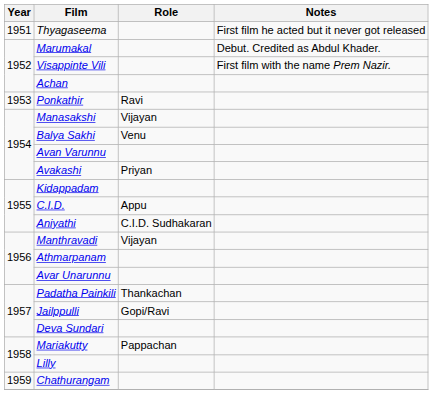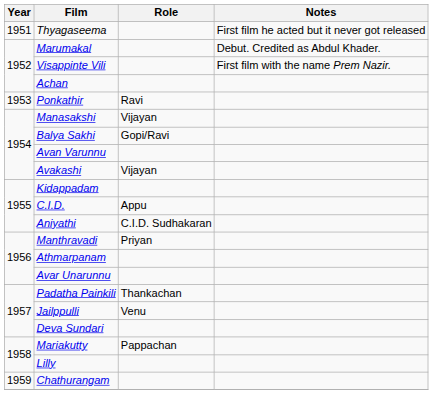(133, 135) Venu -> (145, 135) Gopi/Ravi
(136, 170) Priyan -> (139, 170) Vijayan
(139, 240) Vijayan -> (136, 240) Priyan
(145, 310) Gopi/Ravi -> (133, 310) Venu
